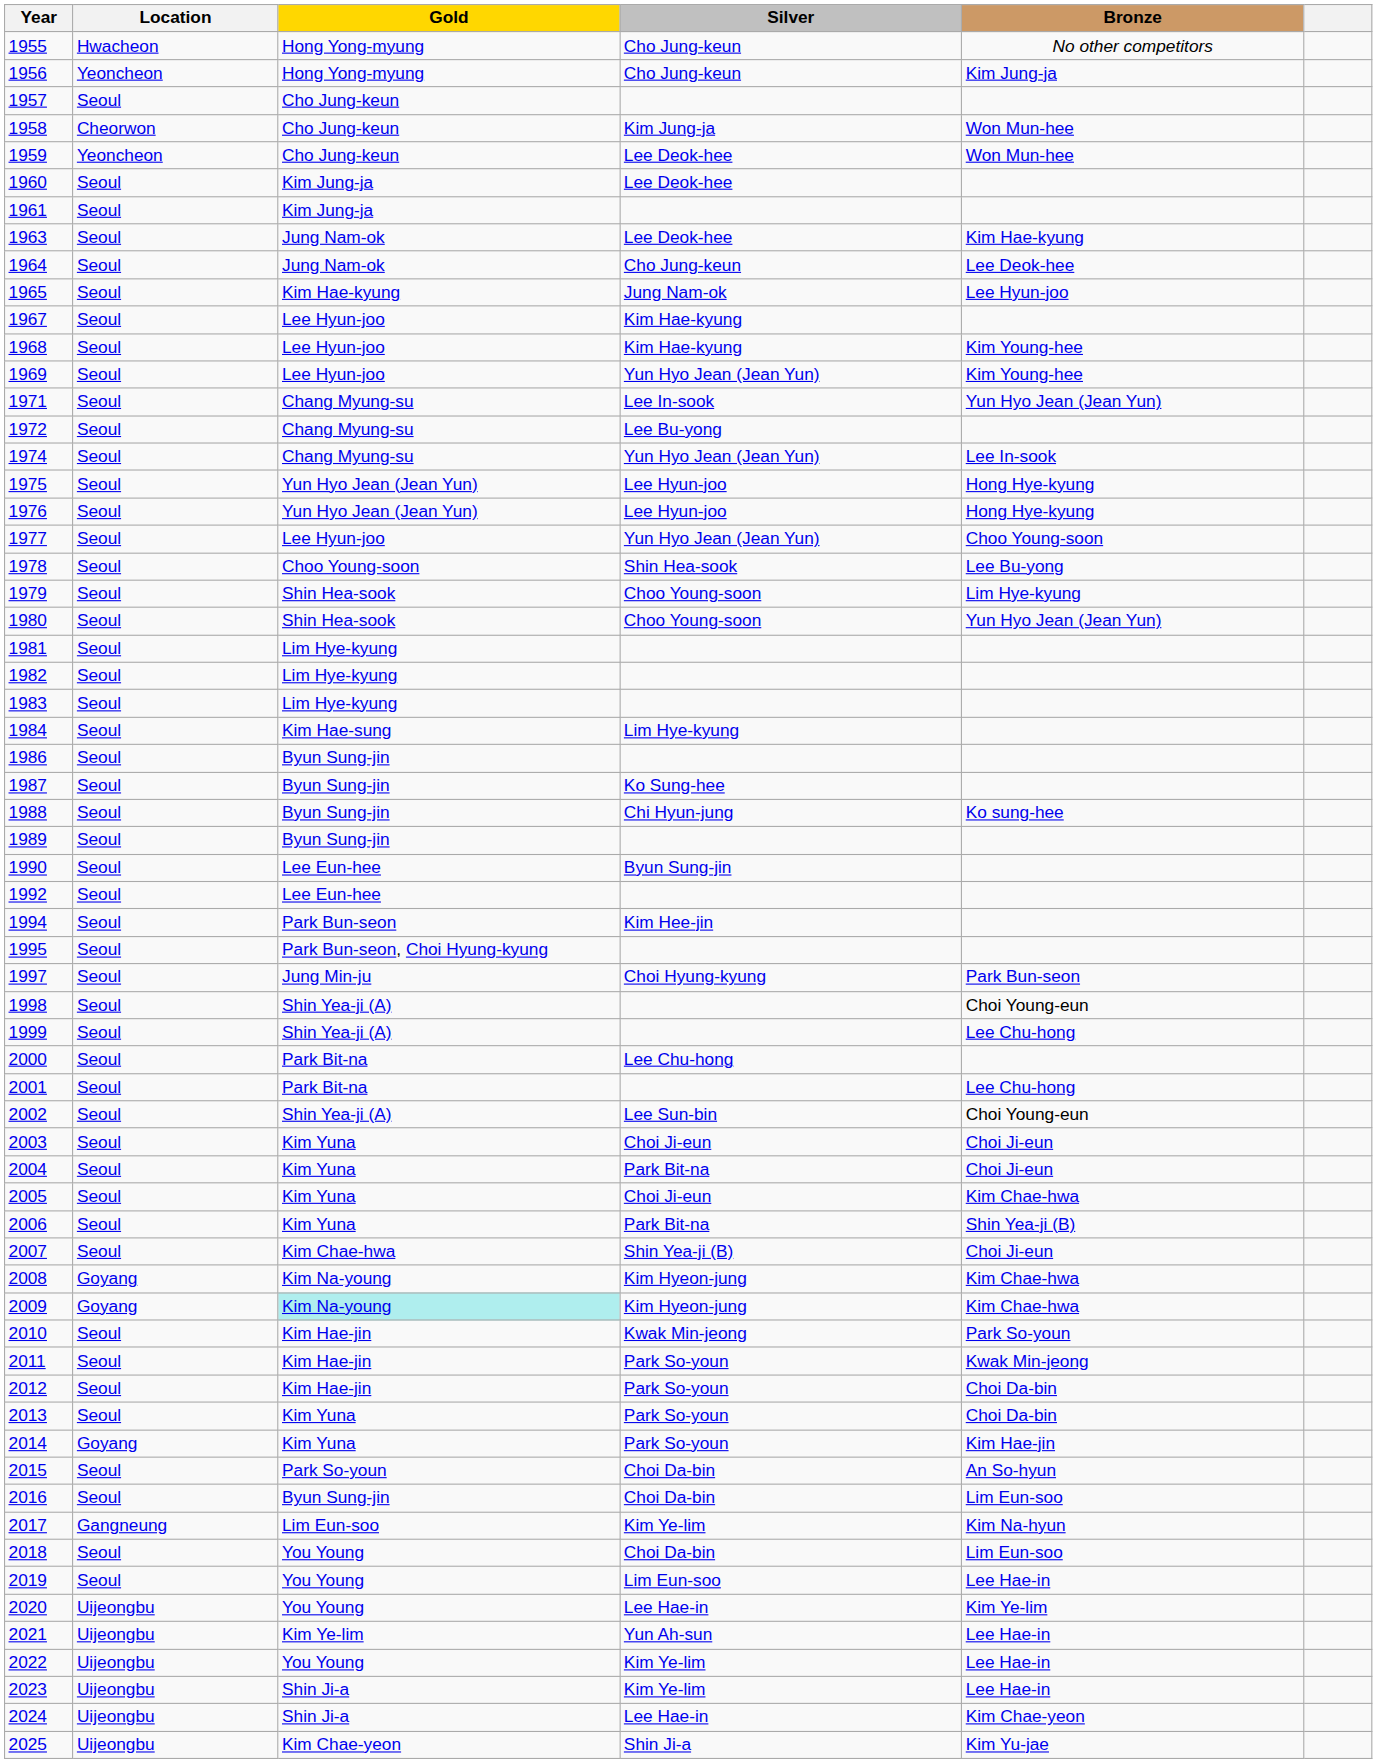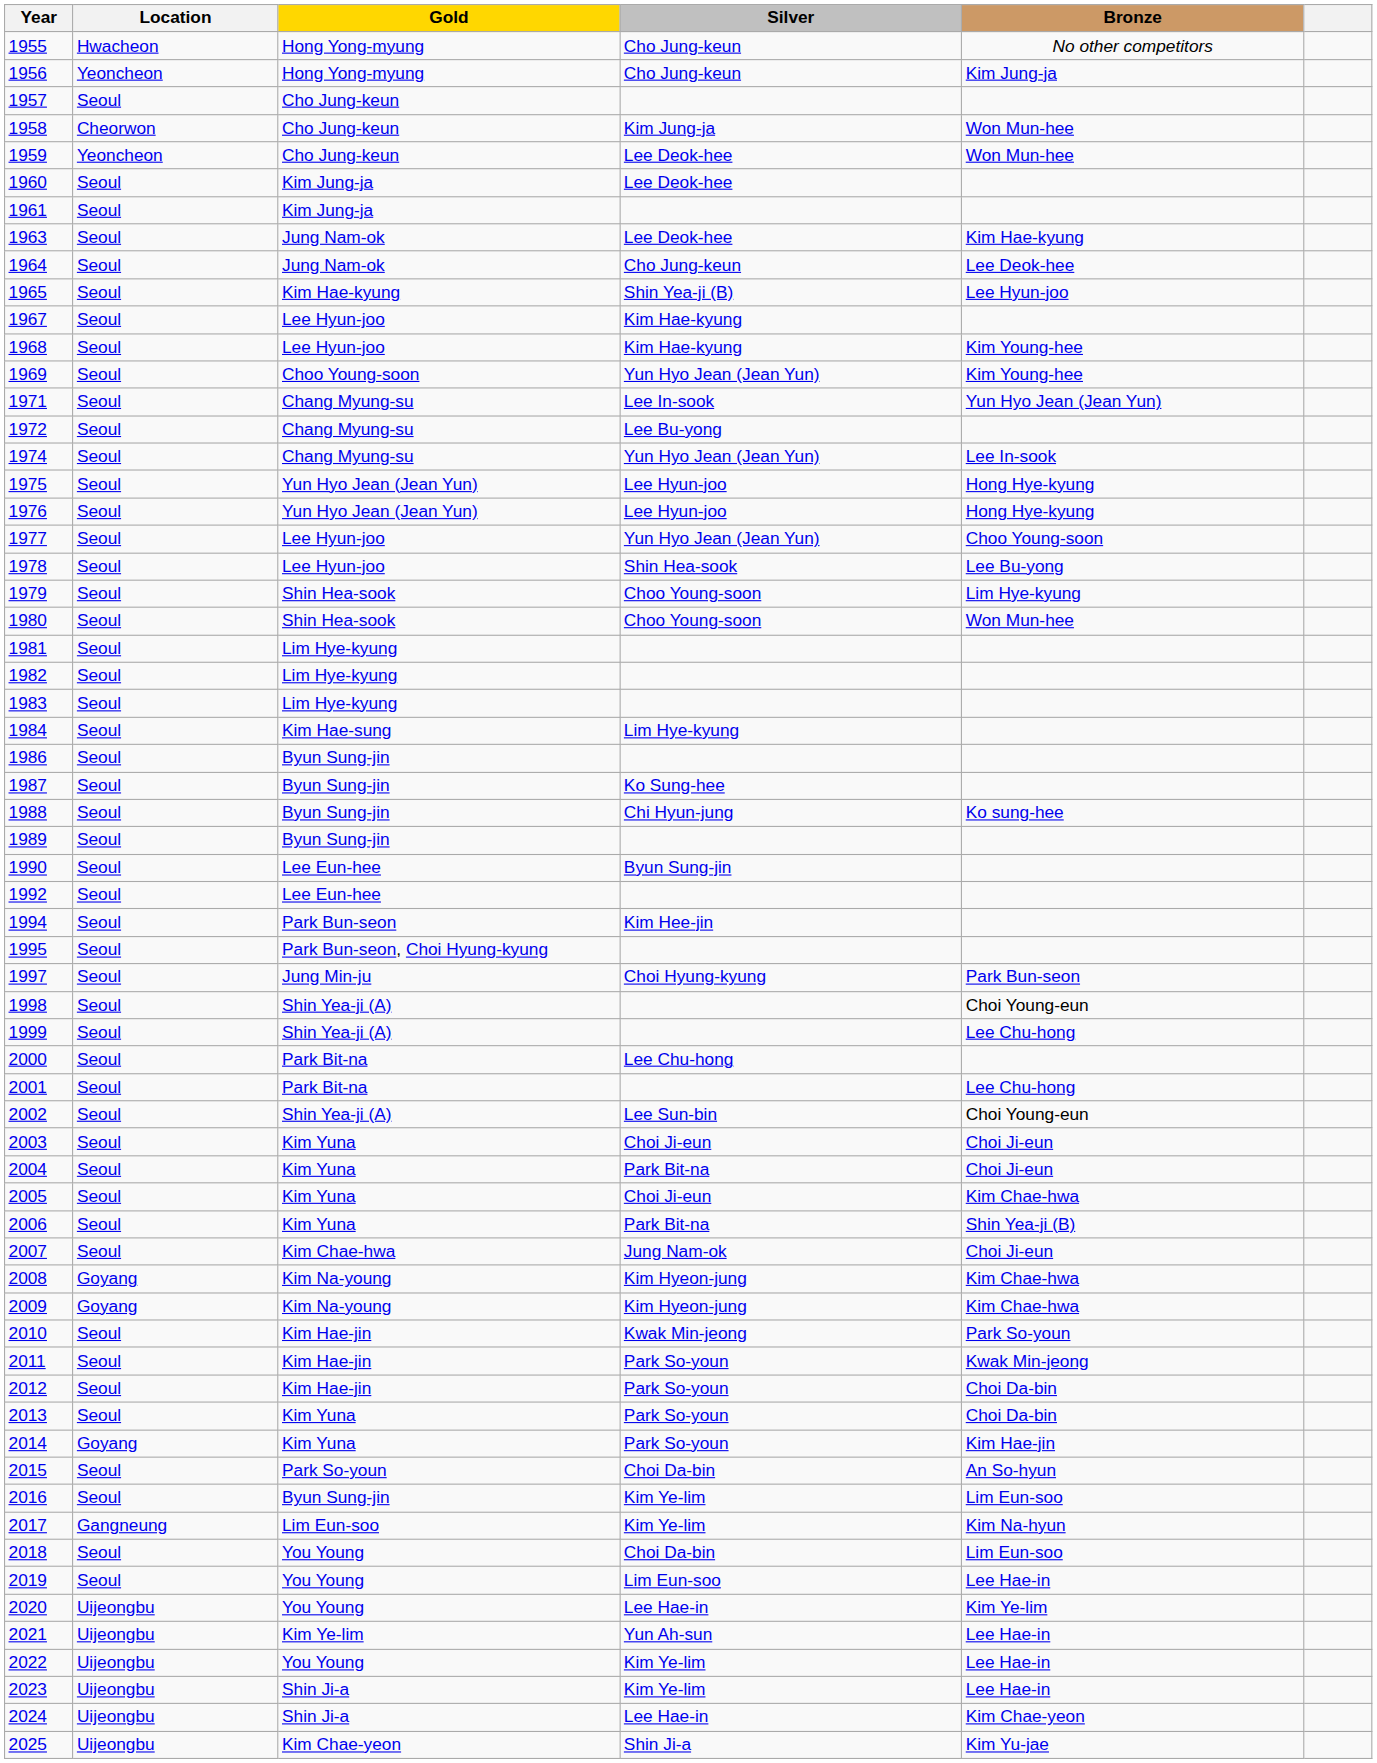(675, 292) Jung Nam-ok -> (679, 292) Shin Yea-ji (B)
(333, 374) Lee Hyun-joo -> (351, 374) Choo Young-soon
(351, 566) Choo Young-soon -> (333, 566) Lee Hyun-joo
(1064, 621) Yun Hyo Jean (Jean Yun) -> (1020, 621) Won Mun-hee
(679, 1251) Shin Yea-ji (B) -> (675, 1251) Jung Nam-ok
(337, 1306) paleturquoise background -> (337, 1306) no background
(669, 1498) Choi Da-bin -> (665, 1498) Kim Ye-lim
